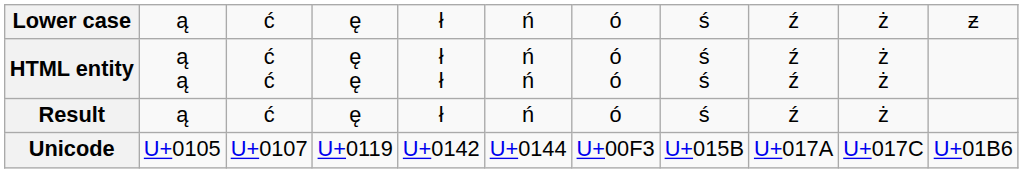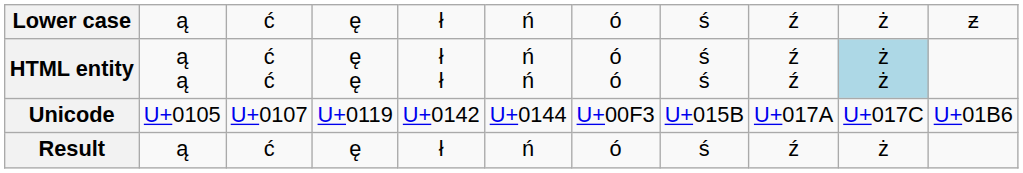(883, 68) no background -> (883, 68) lightblue background
rows swapped: (72, 149) <-> (72, 115)
